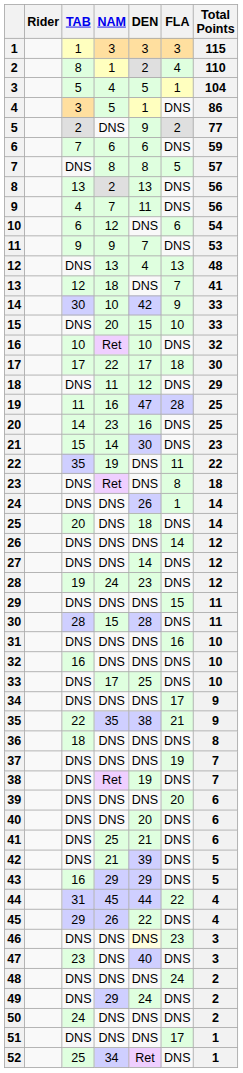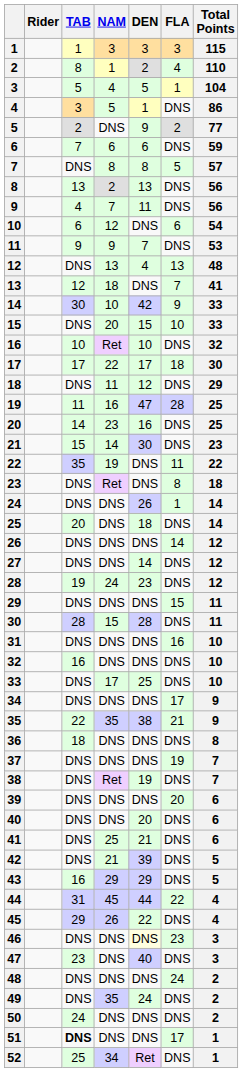(112, 998) 29 -> (112, 998) 35
(78, 1038) normal -> (78, 1038) bold
